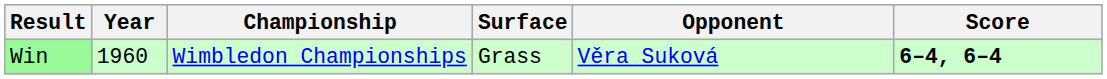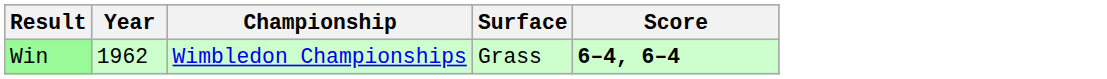- column: (733, 22)
(122, 57) 1960 -> (122, 57) 1962
